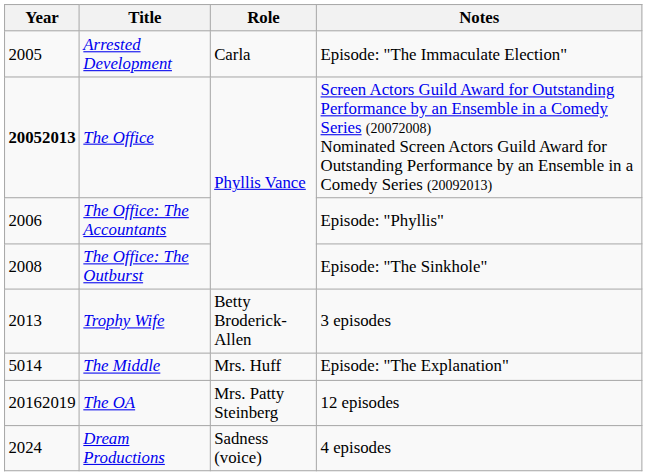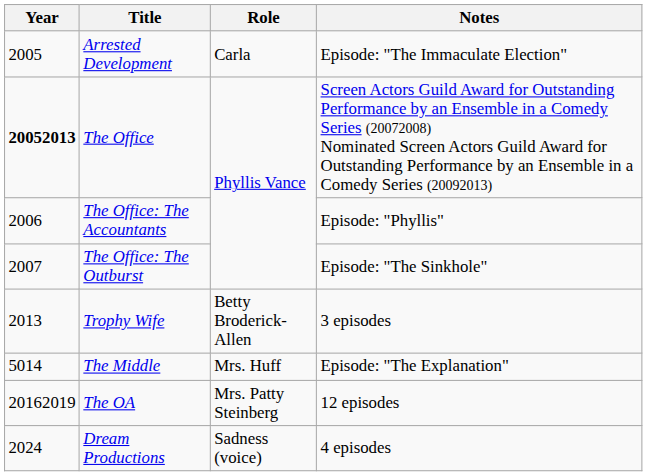(25, 266) 2008 -> (25, 266) 2007
